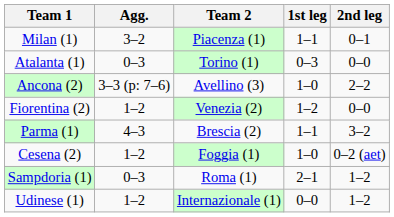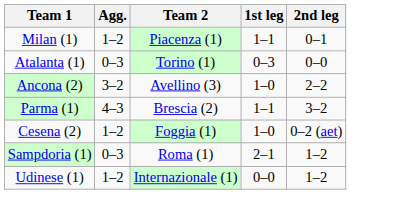(134, 39) 3–2 -> (113, 39) 1–2
(134, 85) 3–3 (p: 7–6) -> (113, 85) 3–2
- row: (50, 108)
